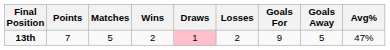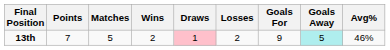(322, 38) no background -> (322, 38) paleturquoise background
(364, 38) 47% -> (364, 38) 46%
